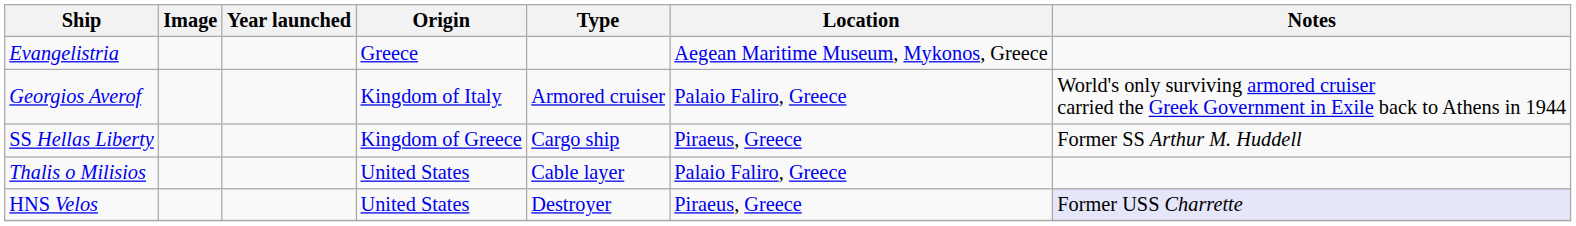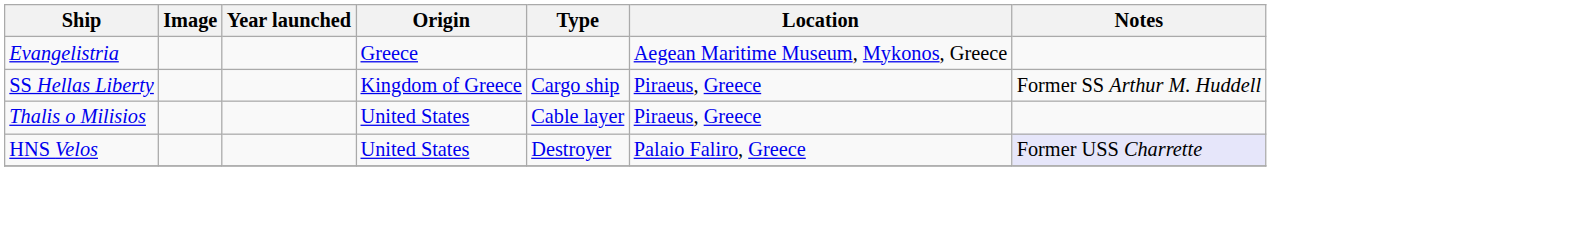- row: (75, 96)
(760, 172) Palaio Faliro, Greece -> (697, 117) Piraeus, Greece
(738, 204) Piraeus, Greece -> (720, 149) Palaio Faliro, Greece
